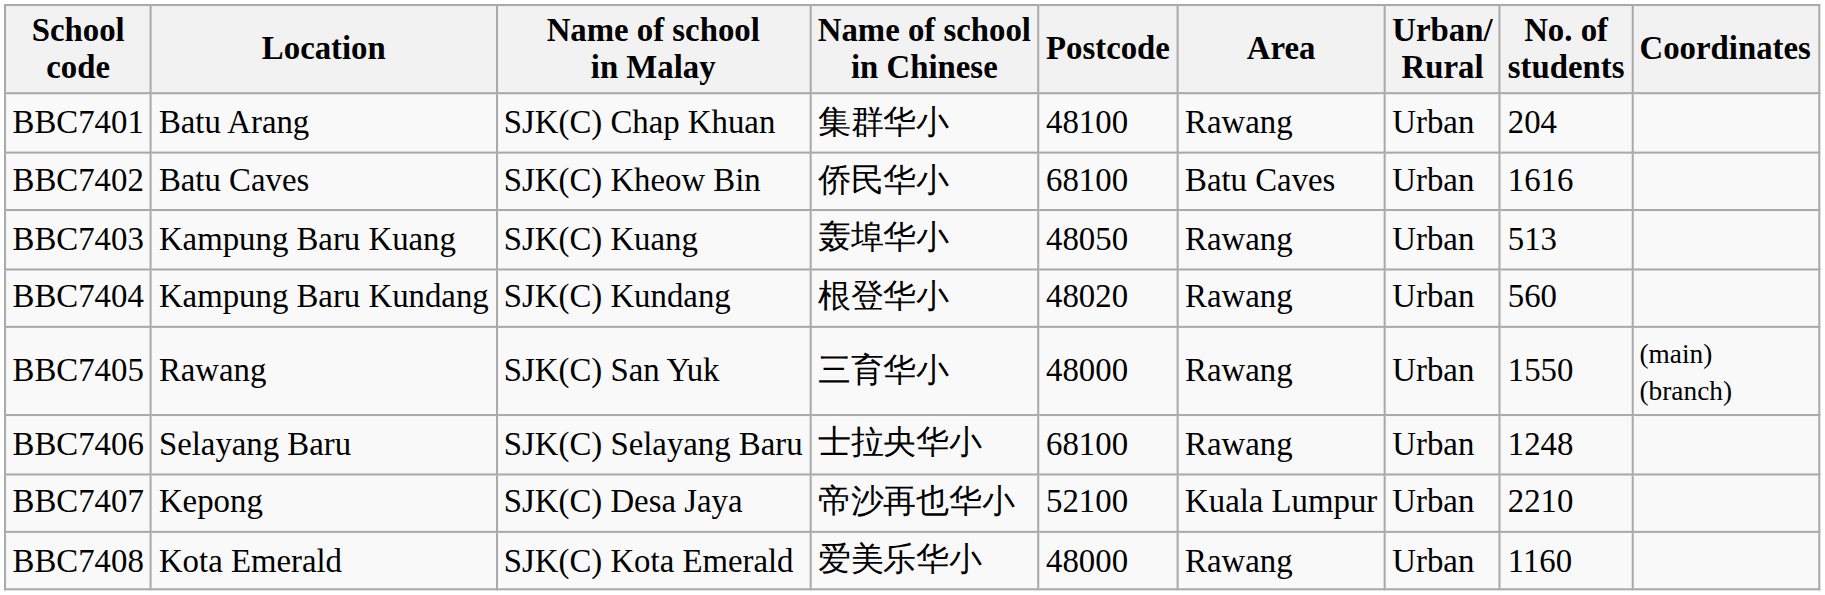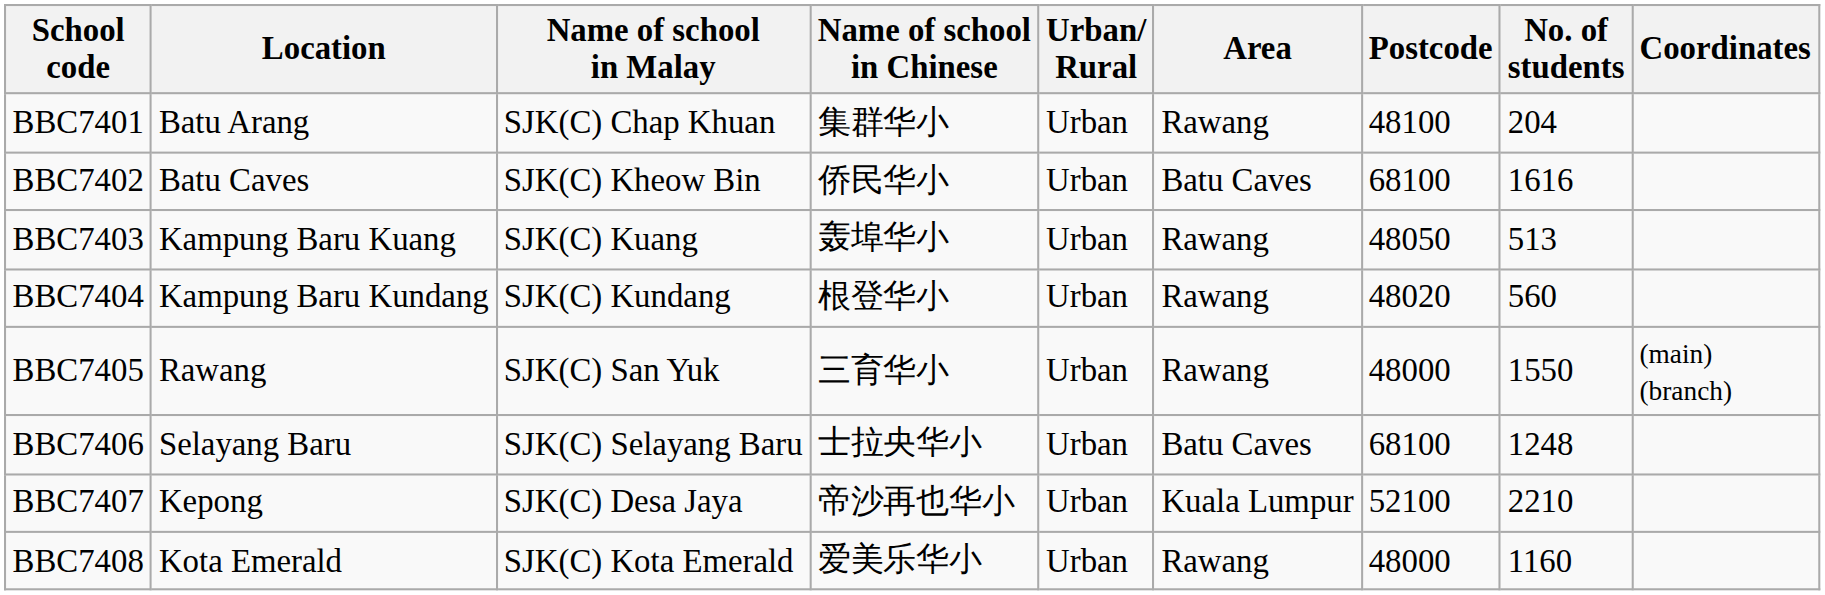columns swapped: (1108, 48) <-> (1442, 48)
(1239, 444) Rawang -> (1237, 444) Batu Caves
